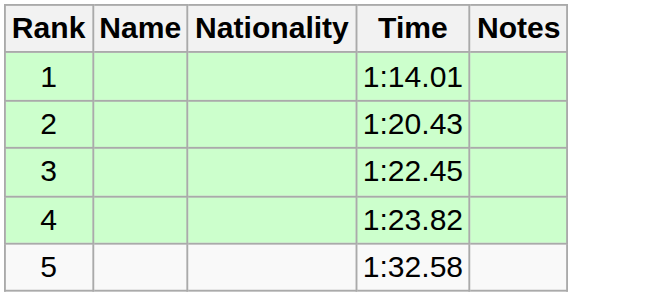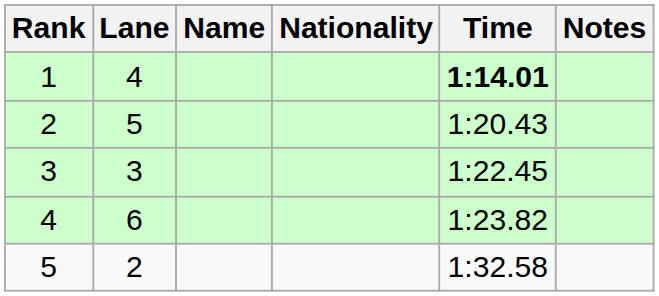+ column: (134, 28)
(413, 76) normal -> (498, 76) bold
